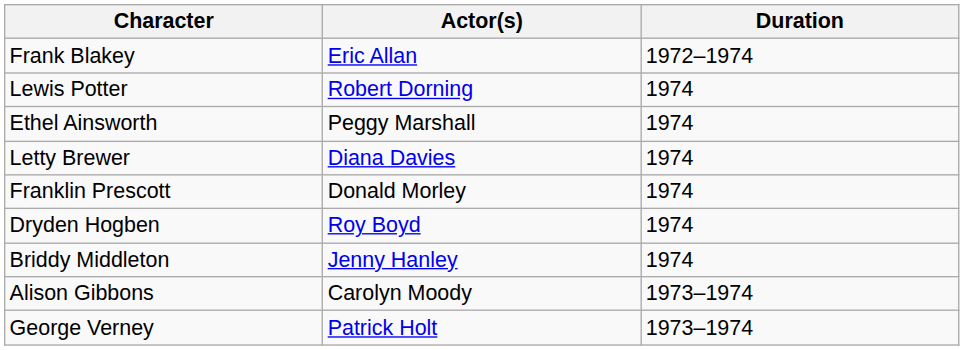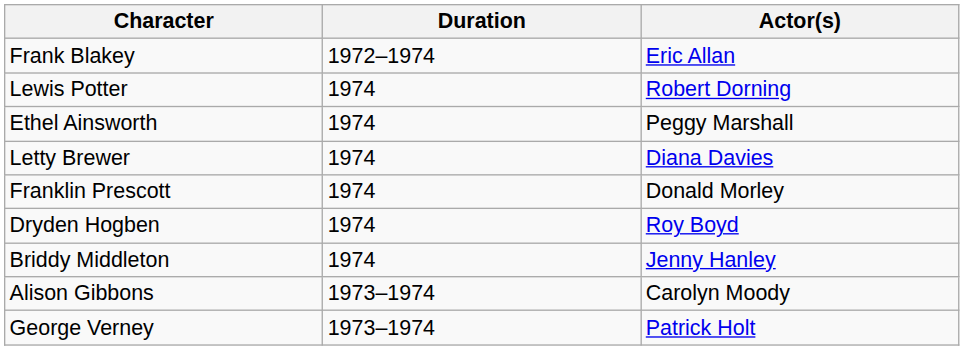columns swapped: (482, 21) <-> (800, 21)
